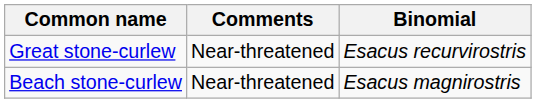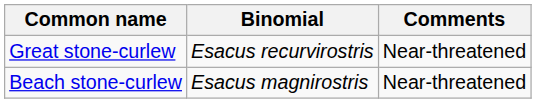columns swapped: (435, 20) <-> (263, 20)
